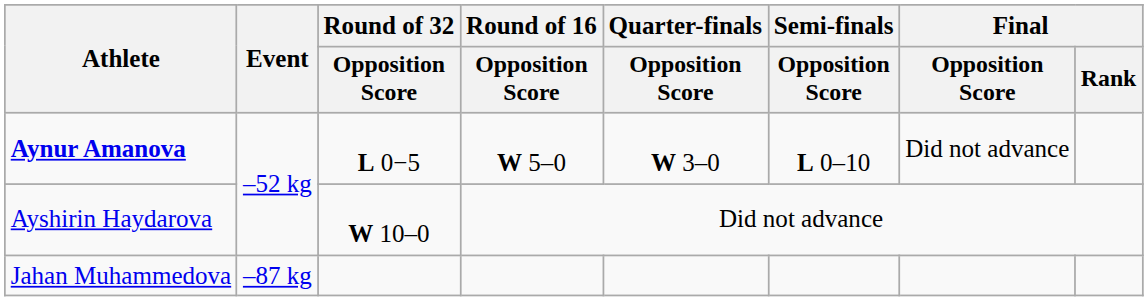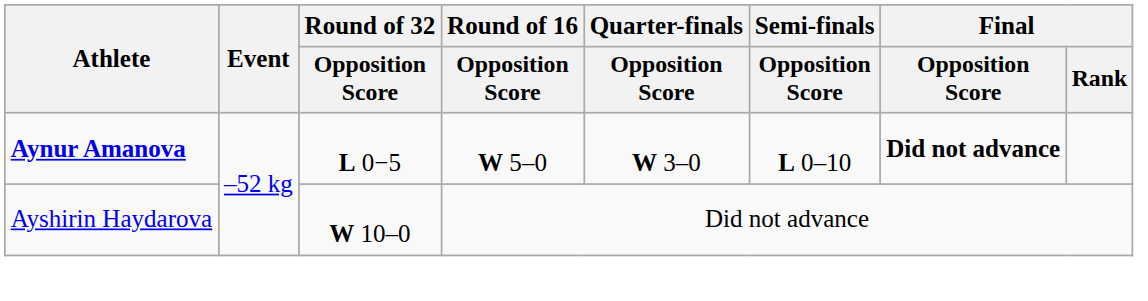(987, 148) normal -> (973, 148) bold
- row: (121, 275)
